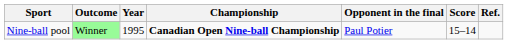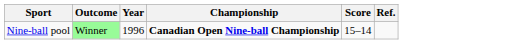- column: (394, 13)
(133, 30) 1995 -> (133, 30) 1996
